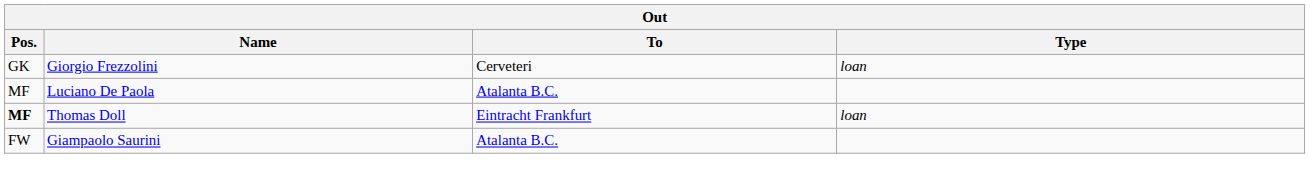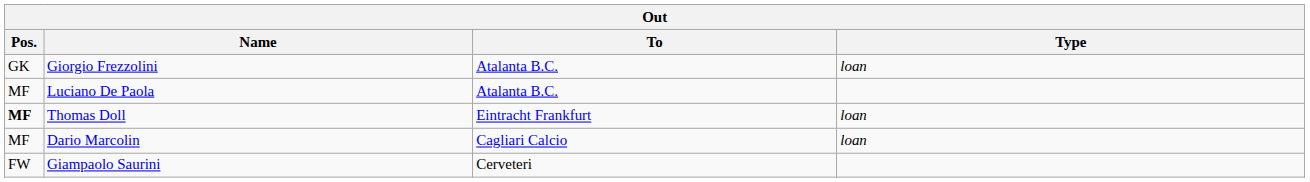(504, 66) Cerveteri -> (517, 66) Atalanta B.C.
+ row: (93, 140)
(517, 140) Atalanta B.C. -> (504, 165) Cerveteri
